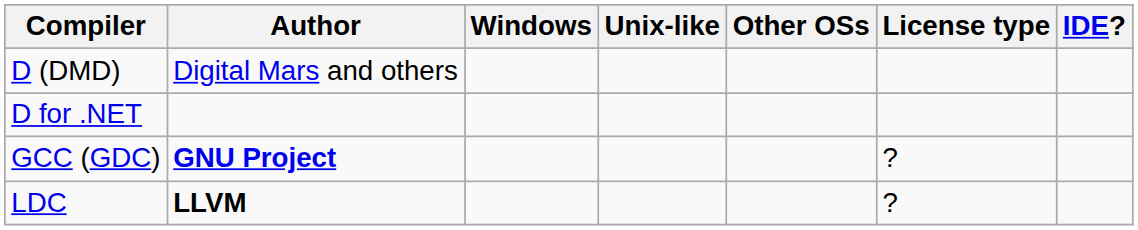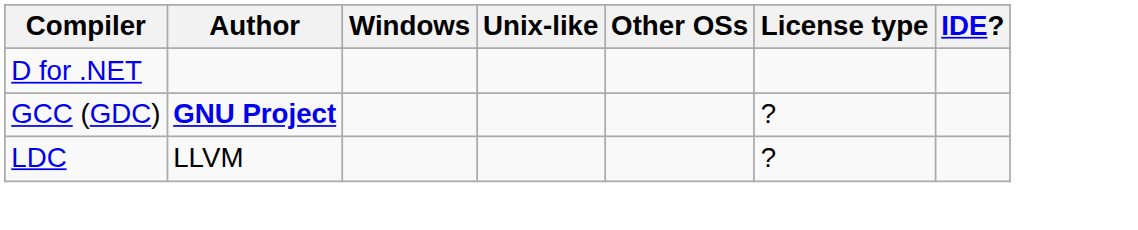- row: (66, 70)
(210, 202) bold -> (208, 158) normal
